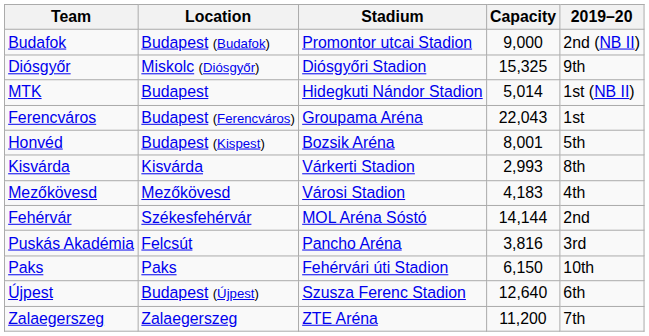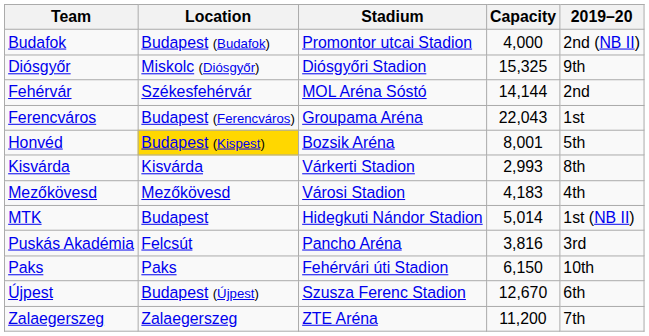(523, 42) 9,000 -> (523, 42) 4,000
rows swapped: (40, 218) <-> (25, 92)
(203, 142) no background -> (203, 142) gold background
(523, 293) 12,640 -> (523, 293) 12,670
